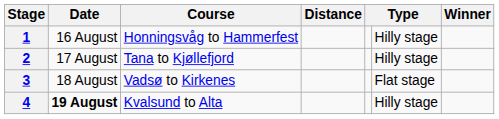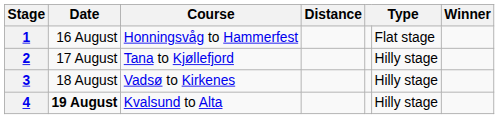(406, 37) Hilly stage -> (405, 37) Flat stage
(405, 80) Flat stage -> (406, 80) Hilly stage
